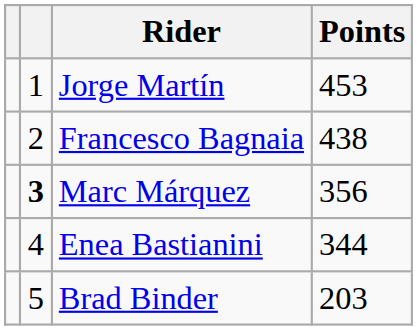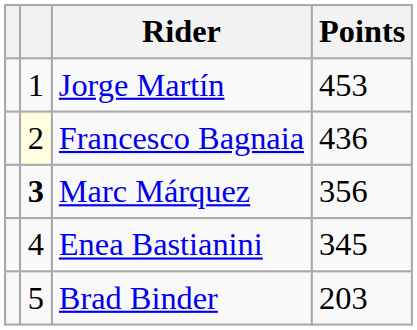(36, 138) no background -> (36, 138) lightyellow background
(343, 138) 438 -> (343, 138) 436
(343, 244) 344 -> (343, 244) 345
